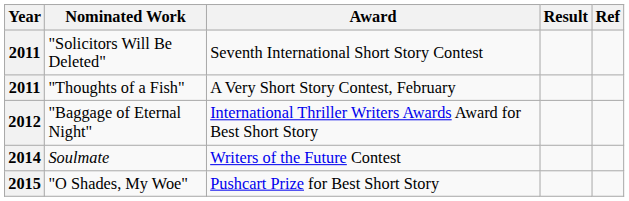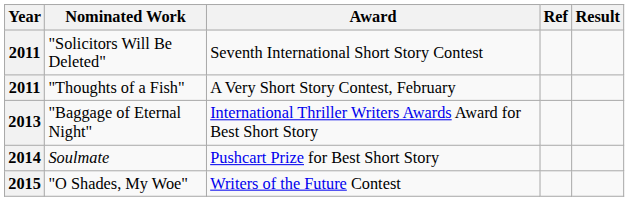columns swapped: (566, 17) <-> (608, 17)
(25, 122) 2012 -> (25, 122) 2013
(305, 157) Writers of the Future Contest -> (325, 157) Pushcart Prize for Best Short Story
(325, 183) Pushcart Prize for Best Short Story -> (305, 183) Writers of the Future Contest
